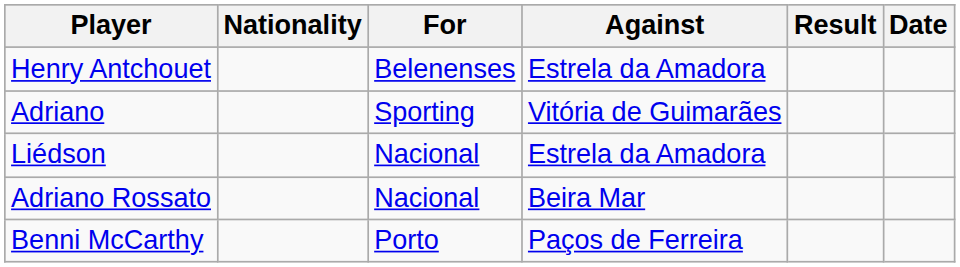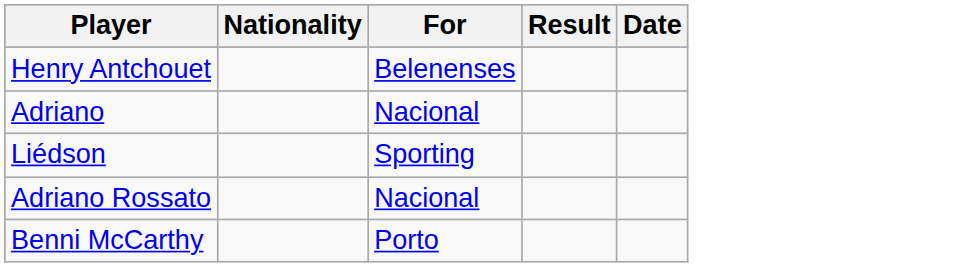- column: (655, 25)
(425, 111) Sporting -> (427, 111) Nacional
(427, 154) Nacional -> (425, 154) Sporting
